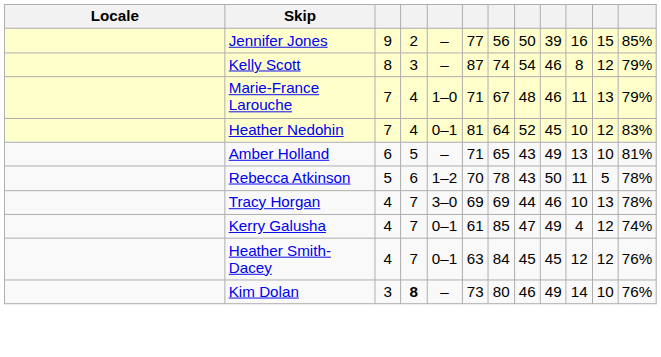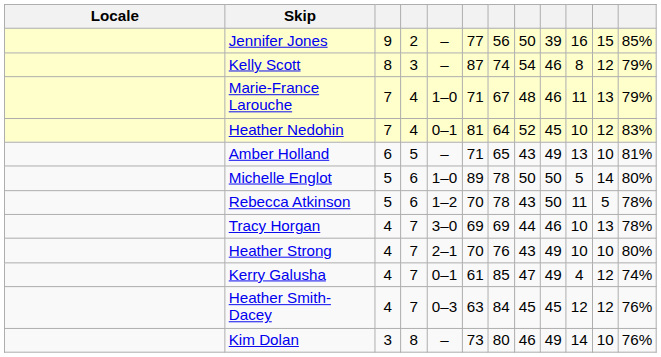+ row: (280, 178)
+ row: (280, 250)
(444, 259) 0–1 -> (444, 307) 0–3
(414, 291) bold -> (414, 340) normal
